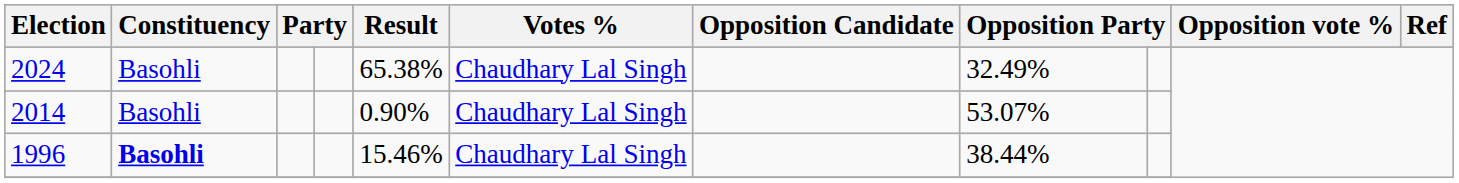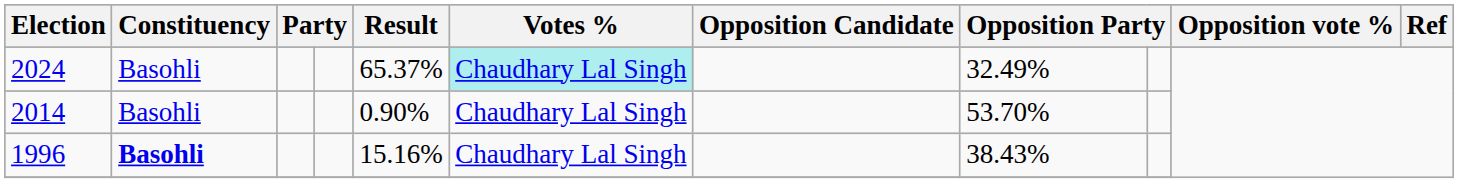(401, 68) 65.38% -> (401, 68) 65.37%
(571, 68) no background -> (571, 68) paleturquoise background
(1008, 111) 53.07% -> (1008, 111) 53.70%
(401, 154) 15.46% -> (401, 154) 15.16%
(1008, 154) 38.44% -> (1008, 154) 38.43%
